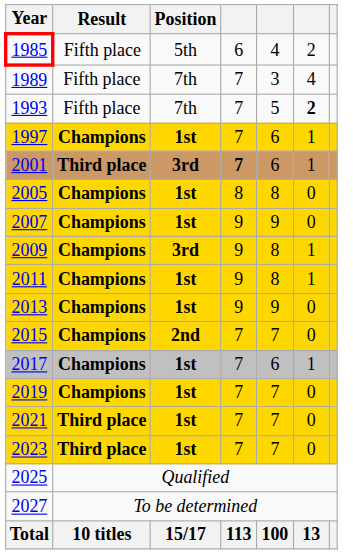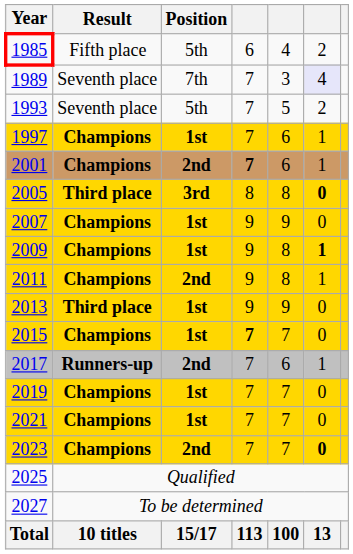(102, 79) Fifth place -> (107, 79) Seventh place
(311, 79) no background -> (322, 79) lavender background
(102, 108) Fifth place -> (107, 108) Seventh place
(185, 108) 7th -> (196, 108) 5th
(311, 108) bold -> (322, 108) normal
(102, 165) Third place -> (107, 165) Champions
(185, 165) 3rd -> (196, 165) 2nd
(102, 193) Champions -> (107, 193) Third place
(185, 193) 1st -> (196, 193) 3rd
(311, 193) normal -> (322, 193) bold
(185, 250) 3rd -> (196, 250) 1st
(311, 250) normal -> (322, 250) bold
(185, 278) 1st -> (196, 278) 2nd
(102, 307) Champions -> (107, 307) Third place
(185, 335) 2nd -> (196, 335) 1st
(239, 335) normal -> (250, 335) bold
(102, 364) Champions -> (107, 364) Runners-up
(185, 364) 1st -> (196, 364) 2nd
(102, 421) Third place -> (107, 421) Champions
(102, 449) Third place -> (107, 449) Champions
(185, 449) 1st -> (196, 449) 2nd
(311, 449) normal -> (322, 449) bold
